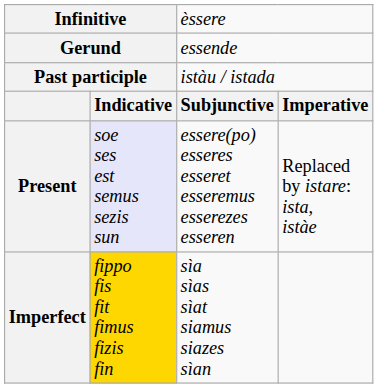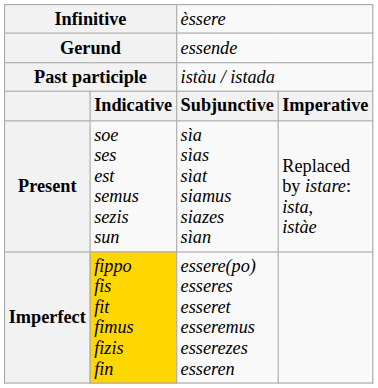(116, 185) lavender background -> (116, 185) no background
(218, 185) essere(po) esseres esseret esseremus esserezes esseren -> (206, 185) sìa sìas sìat siamus siazes sìan
(206, 317) sìa sìas sìat siamus siazes sìan -> (218, 317) essere(po) esseres esseret esseremus esserezes esseren
